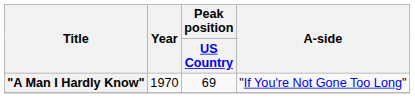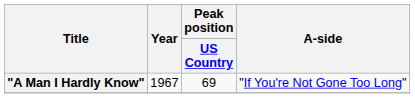(164, 83) 1970 -> (164, 83) 1967
